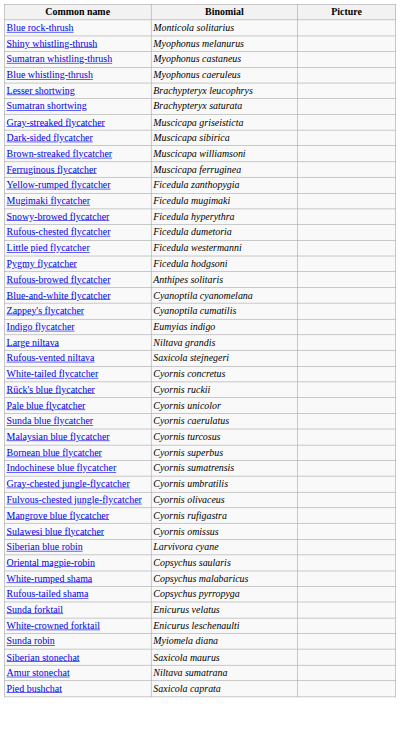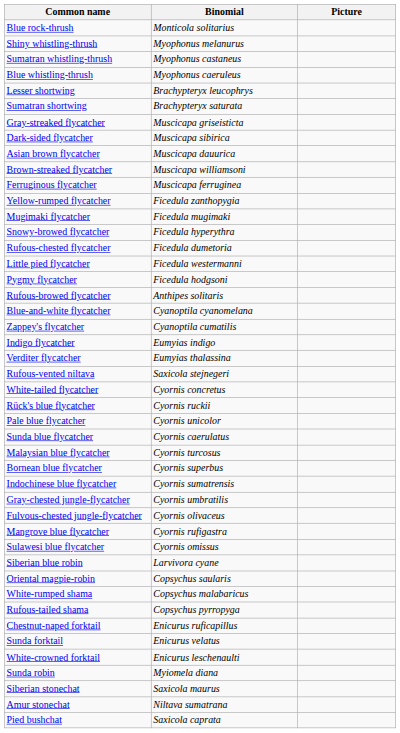+ row: (53, 153)
+ row: (44, 358)
- row: (33, 342)
+ row: (54, 625)
